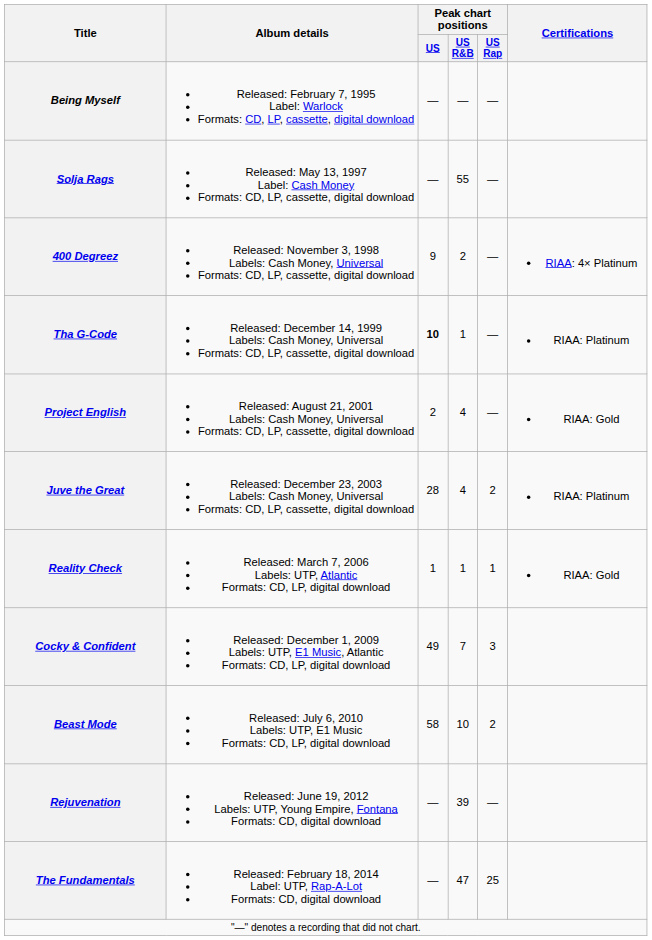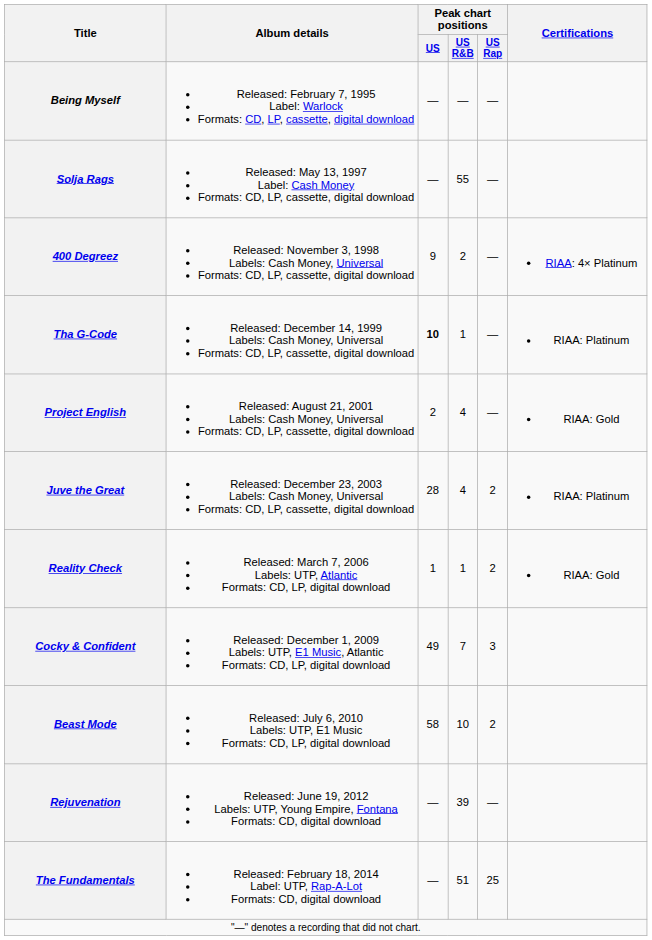(493, 568) 1 -> (493, 568) 2
(463, 880) 47 -> (463, 880) 51
